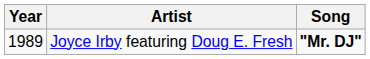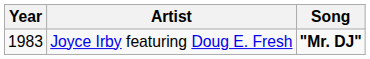(26, 41) 1989 -> (26, 41) 1983
